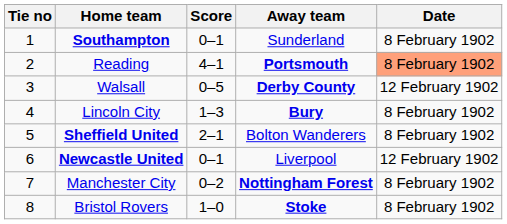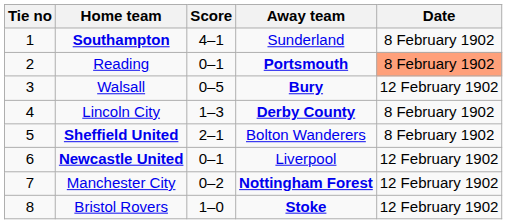(211, 40) 0–1 -> (211, 40) 4–1
(211, 64) 4–1 -> (211, 64) 0–1
(306, 87) Derby County -> (306, 87) Bury
(306, 111) Bury -> (306, 111) Derby County
(439, 183) 8 February 1902 -> (439, 183) 12 February 1902
(439, 207) 8 February 1902 -> (439, 207) 12 February 1902
